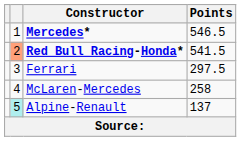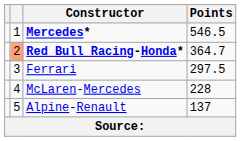(208, 52) 541.5 -> (208, 52) 364.7
(200, 89) 258 -> (200, 89) 228
(17, 108) paleturquoise background -> (17, 108) no background
